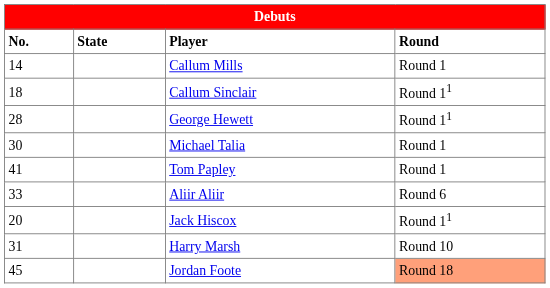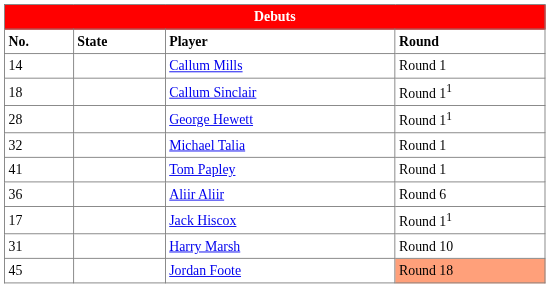(15, 145) 30 -> (15, 145) 32
(15, 194) 33 -> (15, 194) 36
(15, 220) 20 -> (15, 220) 17
